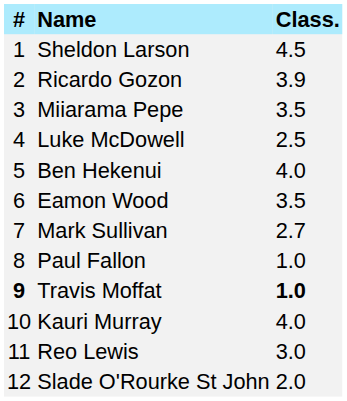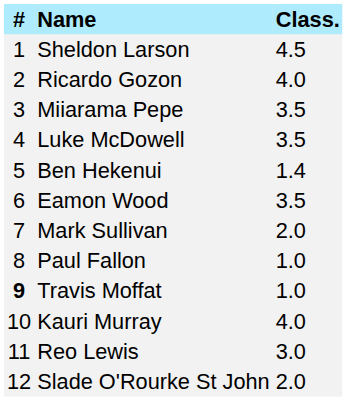(291, 80) 3.9 -> (291, 80) 4.0
(291, 140) 2.5 -> (291, 140) 3.5
(291, 170) 4.0 -> (291, 170) 1.4
(291, 230) 2.7 -> (291, 230) 2.0
(291, 291) bold -> (291, 291) normal
